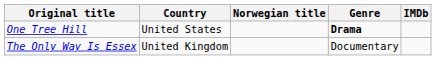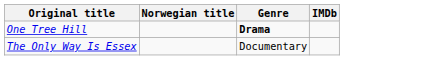- column: (185, 13)
